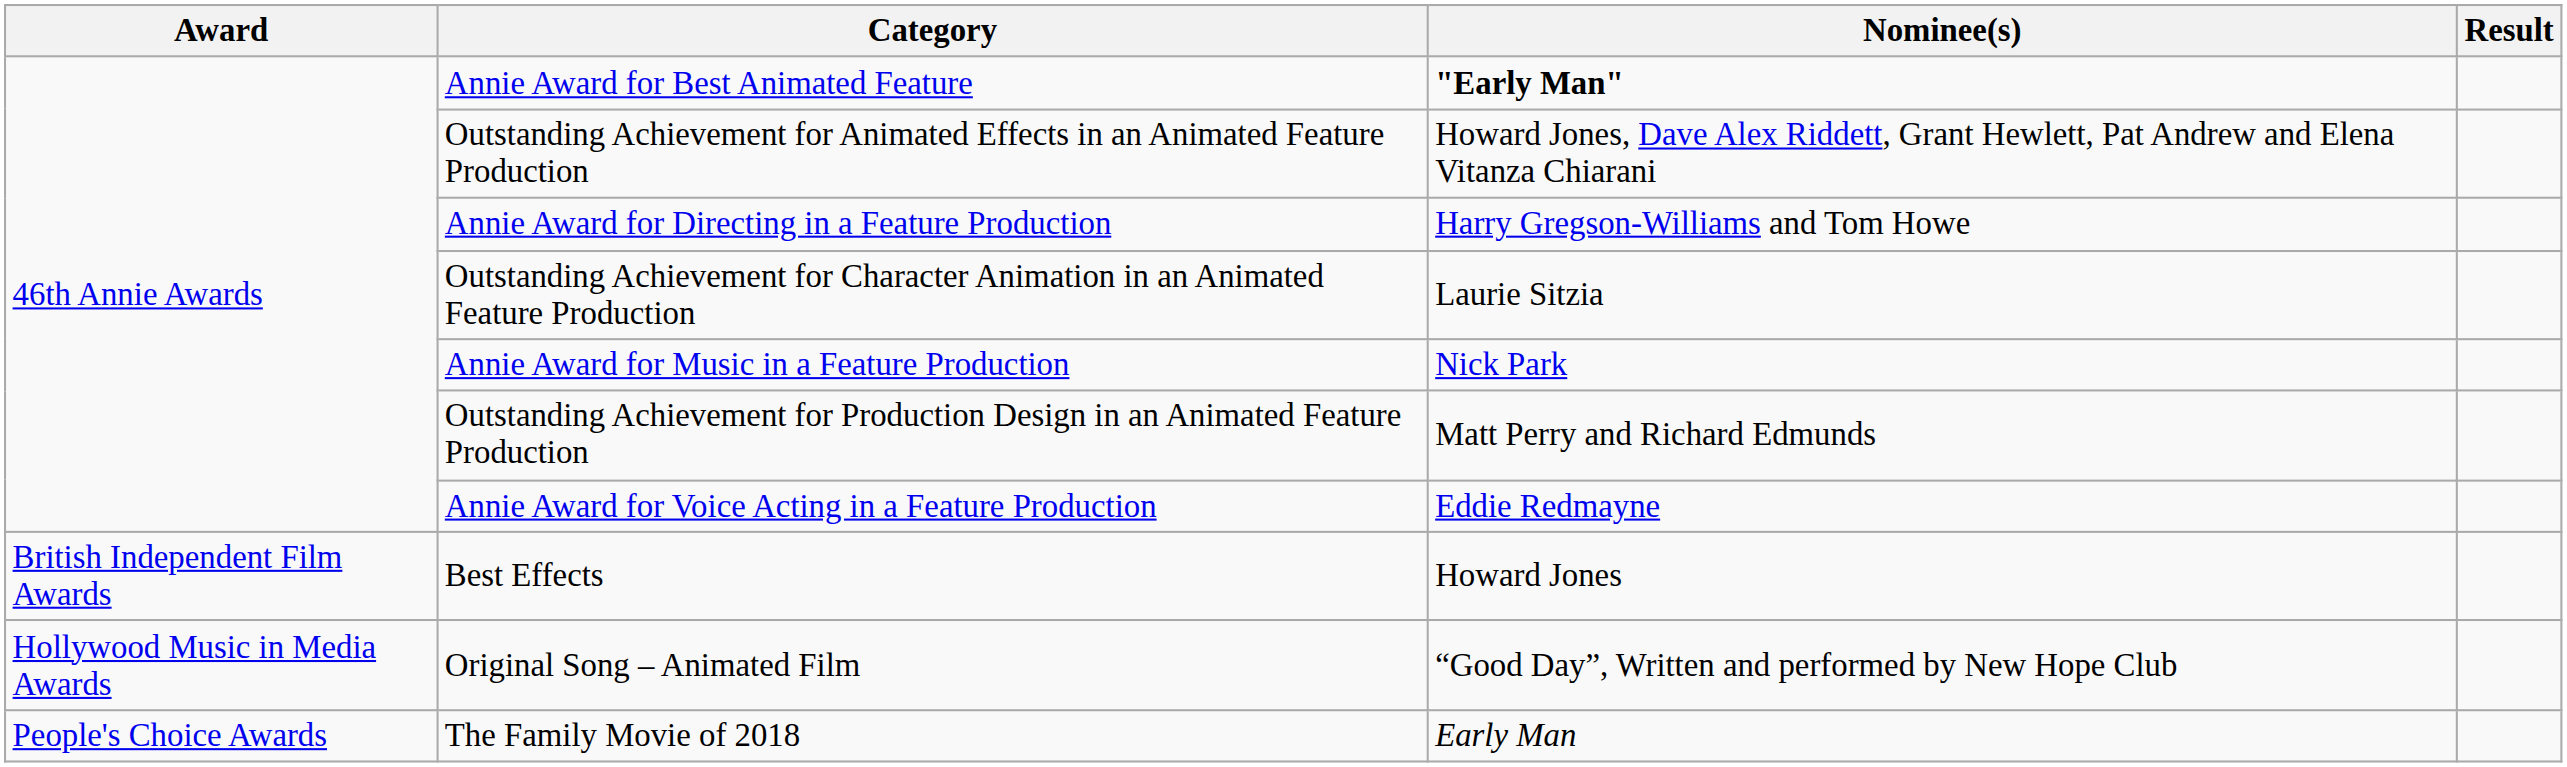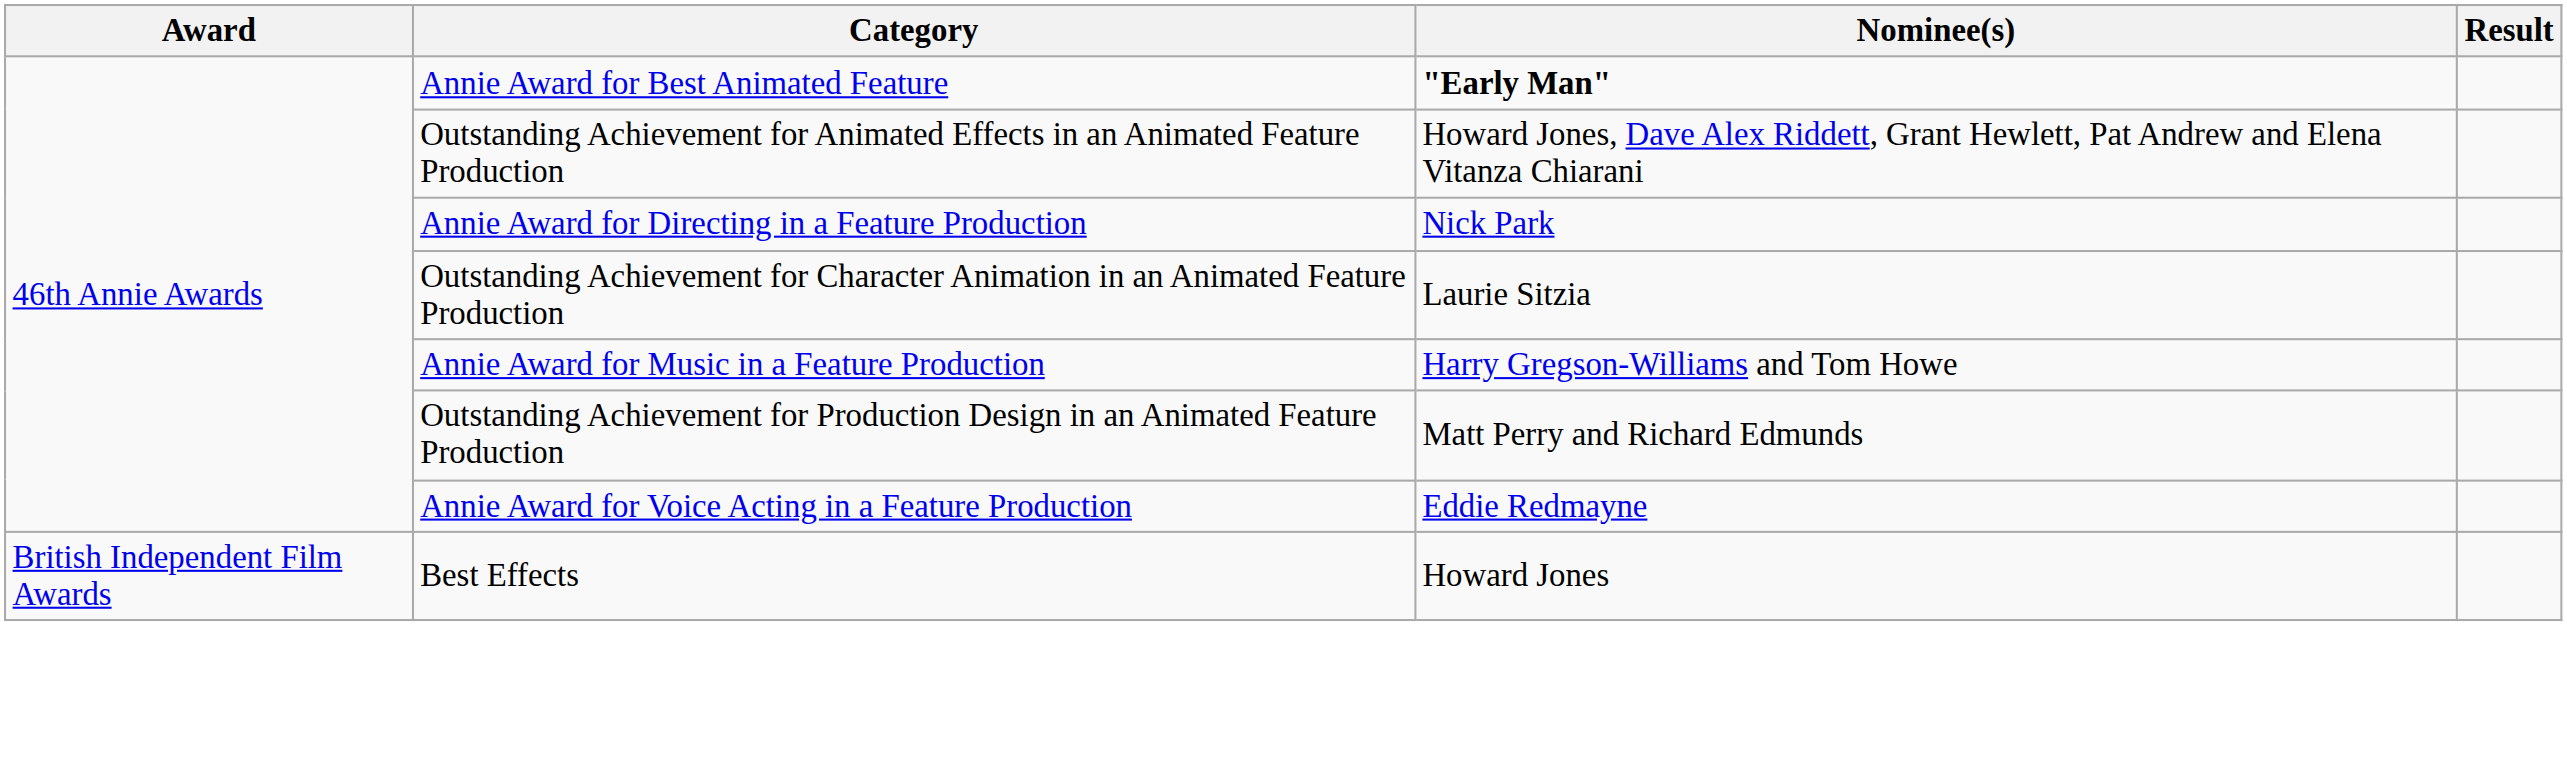(1703, 223) Harry Gregson-Williams and Tom Howe -> (1488, 223) Nick Park
(1501, 364) Nick Park -> (1690, 364) Harry Gregson-Williams and Tom Howe
- row: (653, 664)
- row: (622, 735)
